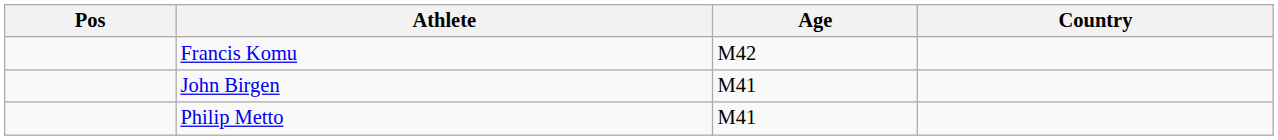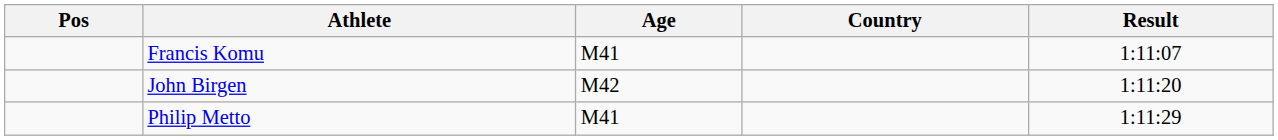+ column: (1151, 20)
(737, 53) M42 -> (600, 53) M41
(737, 85) M41 -> (600, 85) M42
